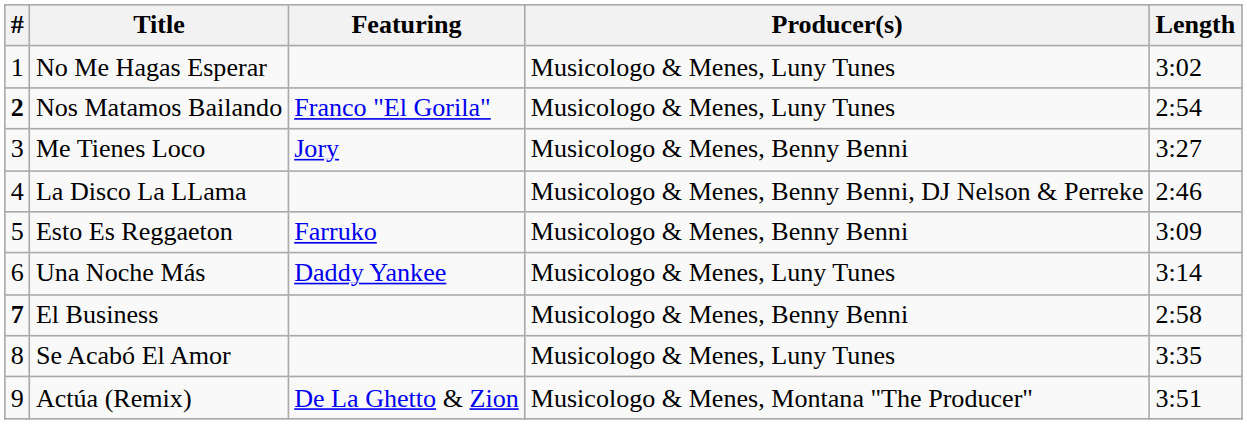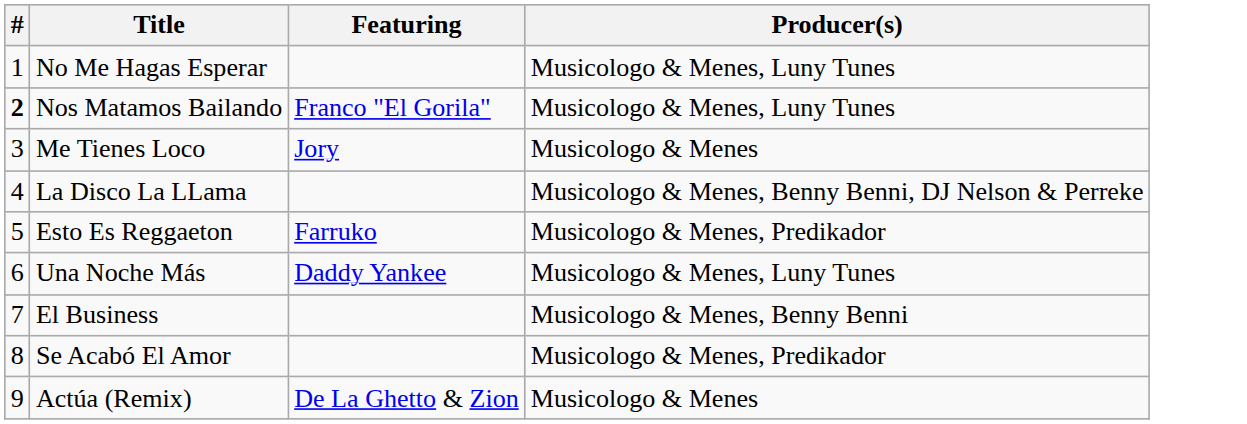- column: (1195, 25)
(719, 149) Musicologo & Menes, Benny Benni -> (644, 149) Musicologo & Menes
(719, 231) Musicologo & Menes, Benny Benni -> (708, 231) Musicologo & Menes, Predikador
(17, 314) bold -> (17, 314) normal
(713, 356) Musicologo & Menes, Luny Tunes -> (708, 356) Musicologo & Menes, Predikador
(782, 397) Musicologo & Menes, Montana "The Producer" -> (644, 397) Musicologo & Menes
